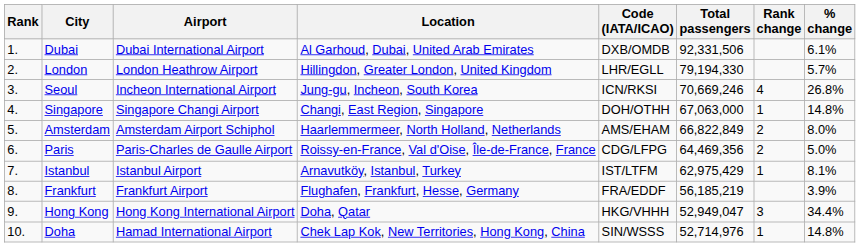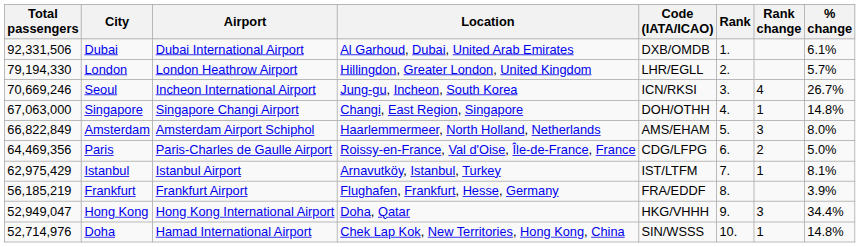columns swapped: (23, 21) <-> (715, 21)
(825, 89) 26.8% -> (825, 89) 26.7%
(760, 130) 2 -> (760, 130) 3
